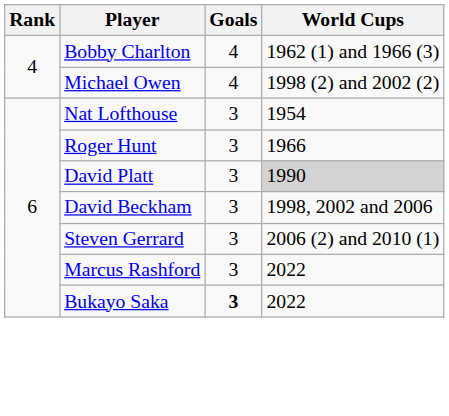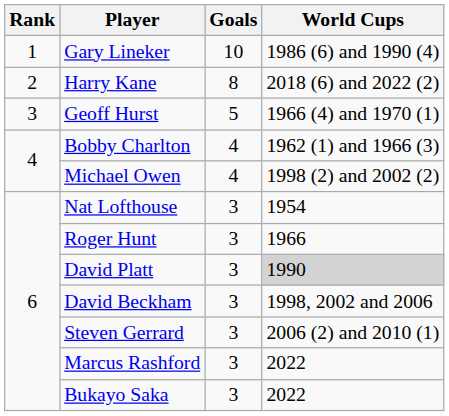+ row: (117, 51)
+ row: (110, 82)
+ row: (111, 113)
(233, 301) bold -> (233, 394) normal
